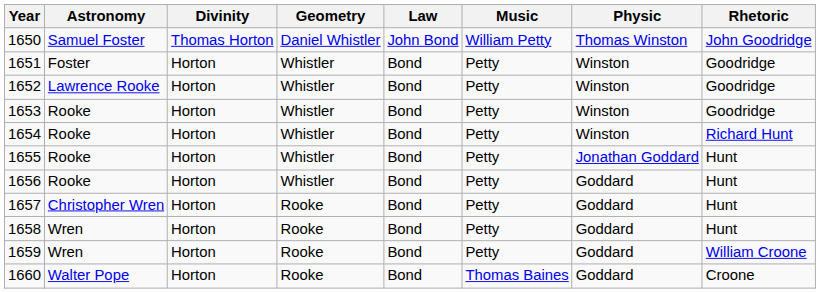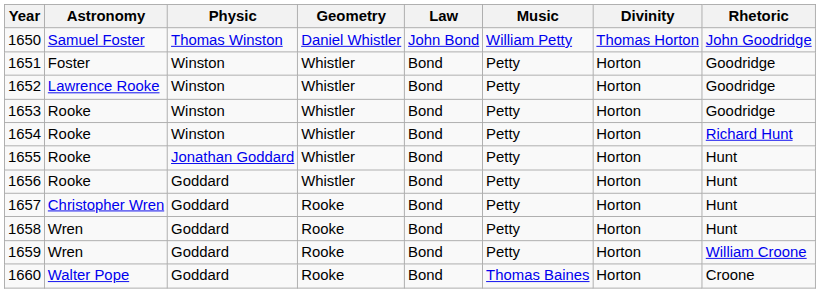columns swapped: (222, 16) <-> (637, 16)
